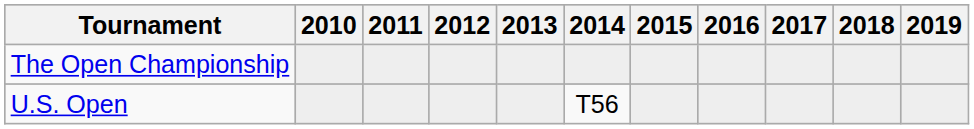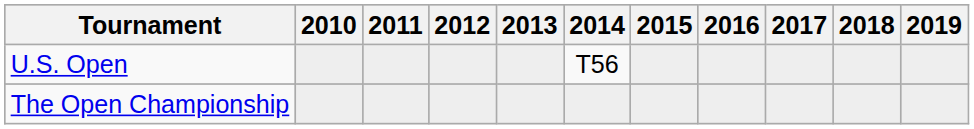rows swapped: (69, 104) <-> (150, 65)
